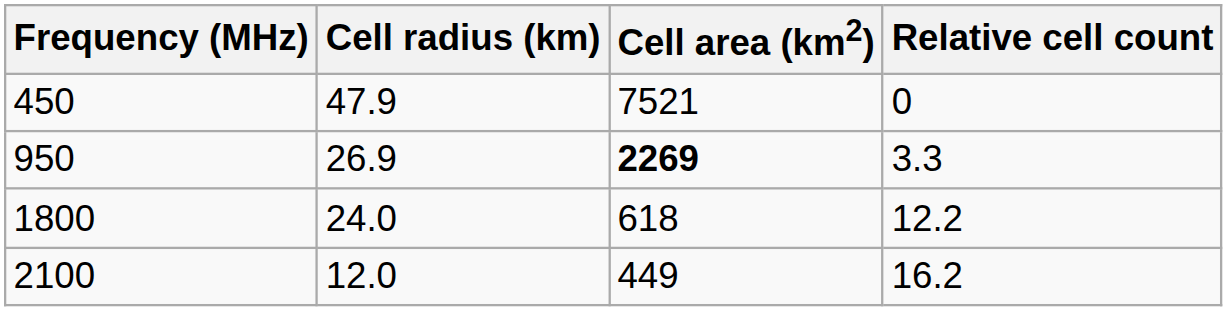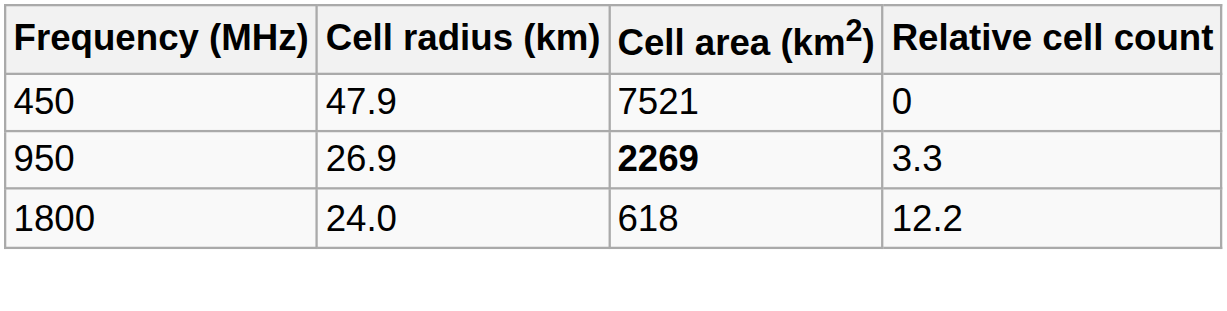- row: (54, 275)
